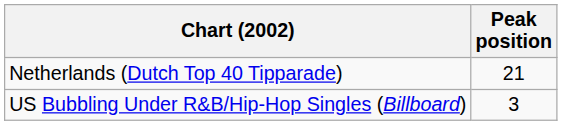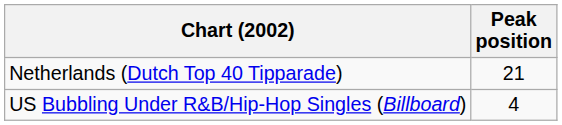(514, 104) 3 -> (514, 104) 4
